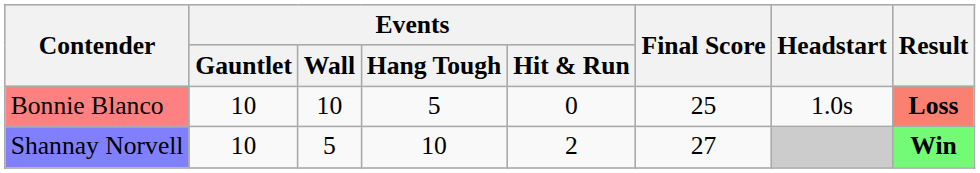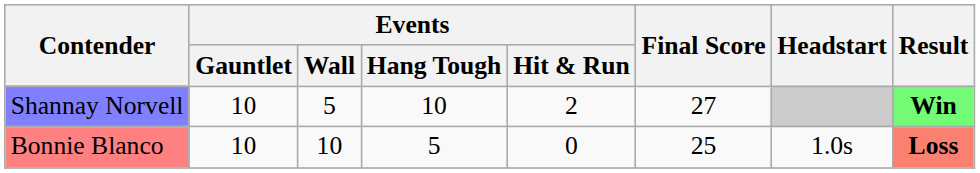rows swapped: (87, 106) <-> (97, 146)
